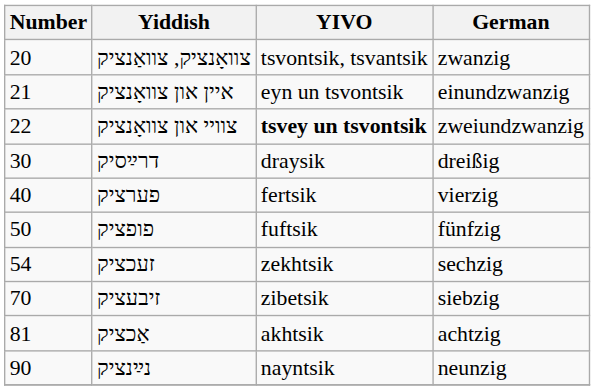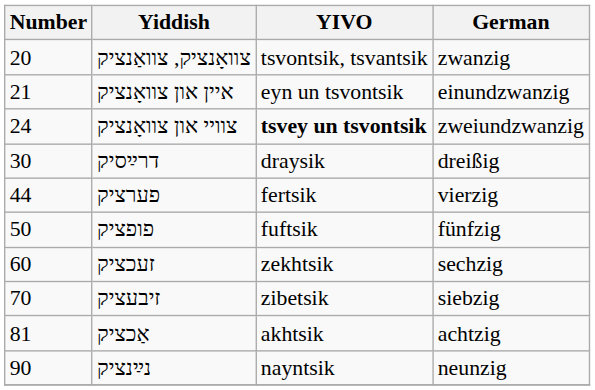(21, 126) 22 -> (21, 126) 24
(21, 195) 40 -> (21, 195) 44
(21, 264) 54 -> (21, 264) 60
